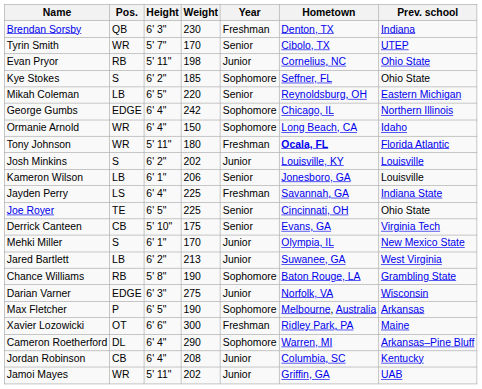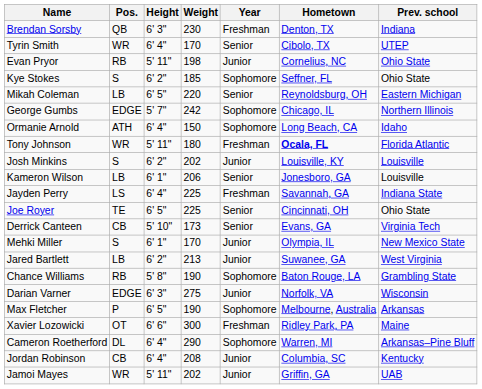(156, 45) 5' 7" -> (156, 45) 6' 4"
(156, 111) 6' 4" -> (156, 111) 5' 7"
(121, 128) WR -> (122, 128) ATH
(192, 227) 175 -> (192, 227) 173
